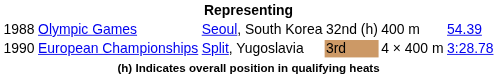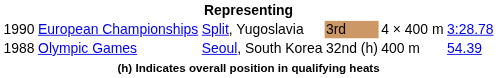rows swapped: (88, 29) <-> (118, 48)
